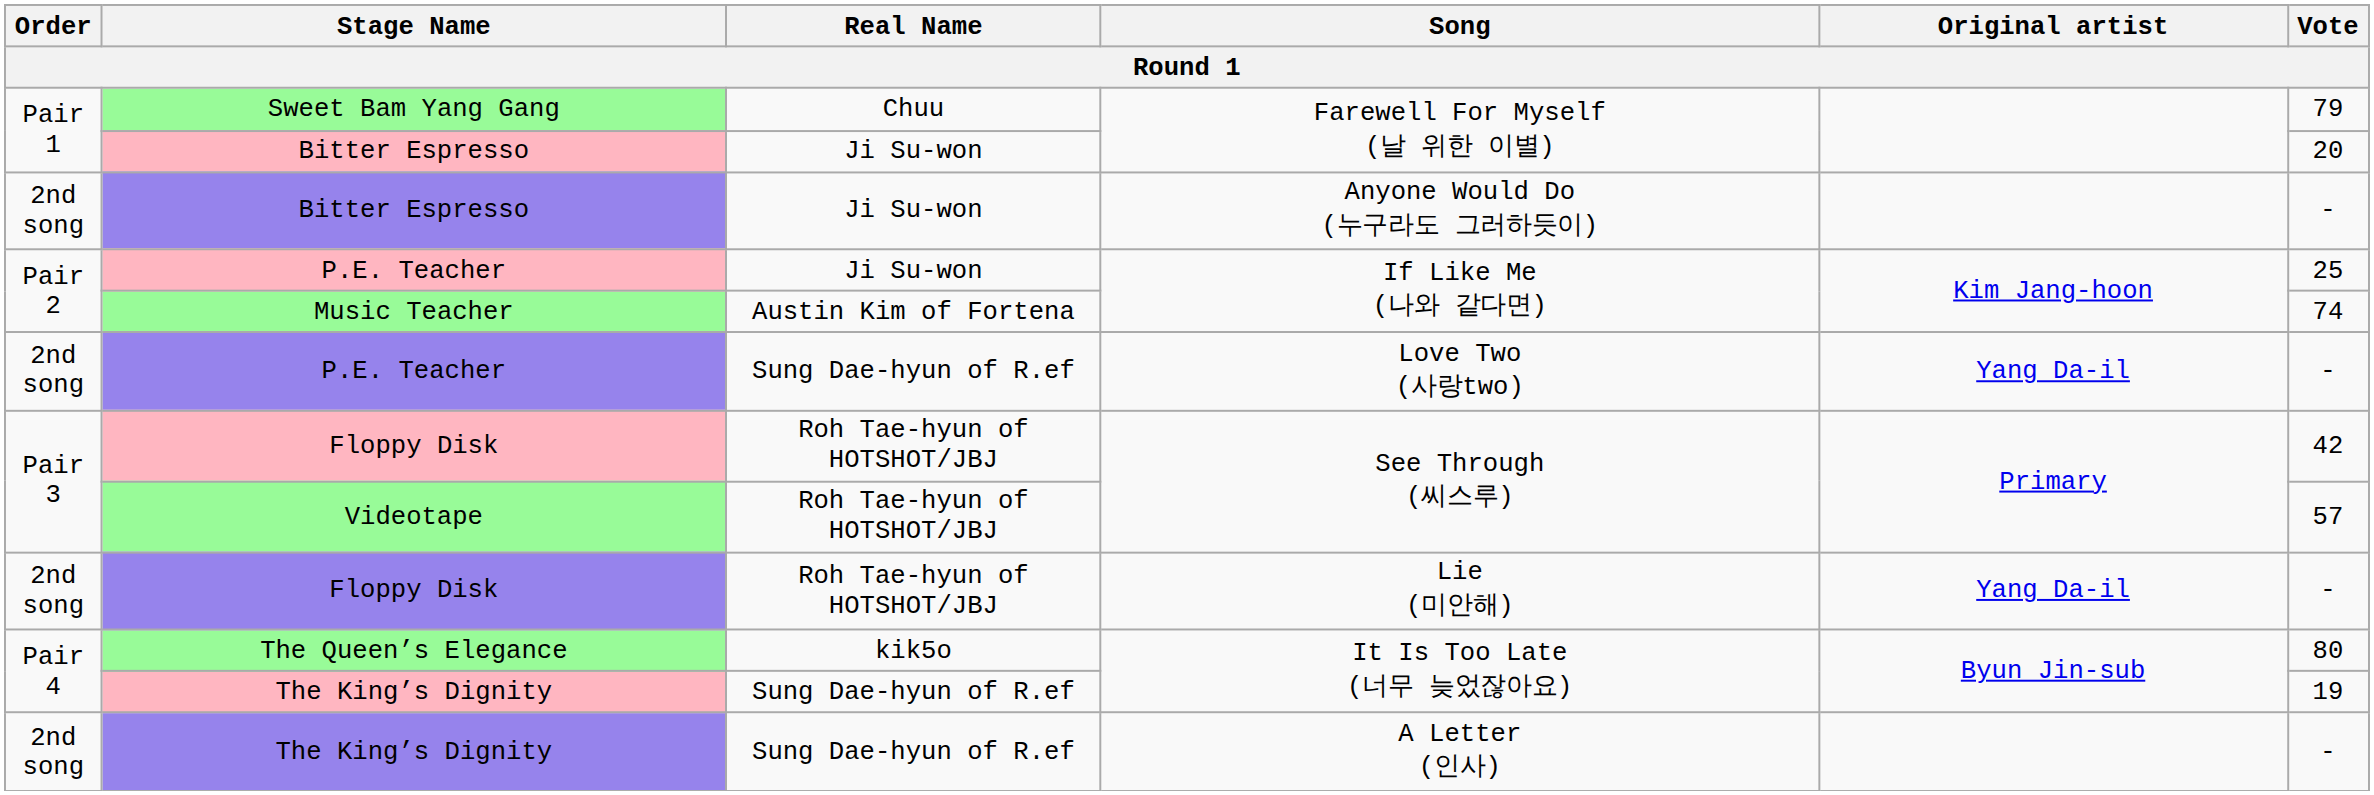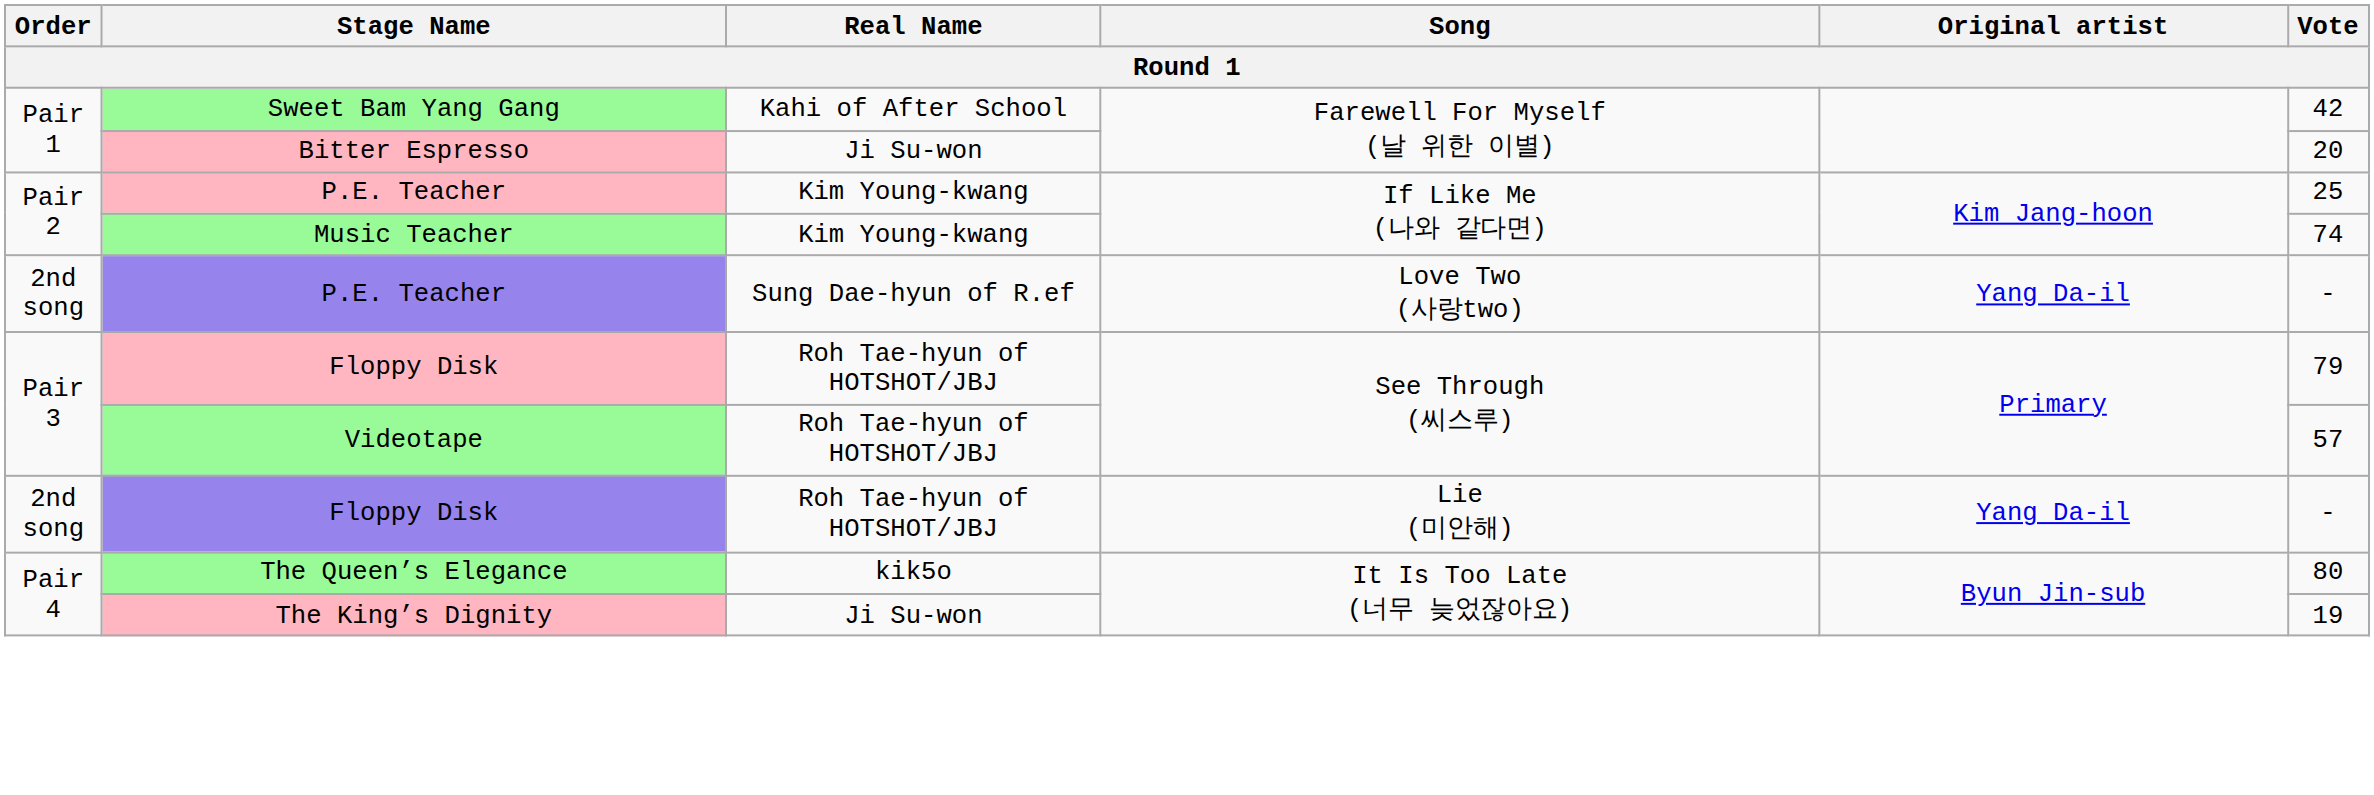(913, 109) Chuu -> (913, 109) Kahi of After School
(2328, 109) 79 -> (2328, 109) 42
- row: (414, 211)
(913, 270) Ji Su-won -> (913, 193) Kim Young-kwang
(913, 312) Austin Kim of Fortena -> (913, 235) Kim Young-kwang
(2328, 445) 42 -> (2328, 368) 79
(913, 692) Sung Dae-hyun of R.ef -> (913, 615) Ji Su-won
- row: (414, 752)
